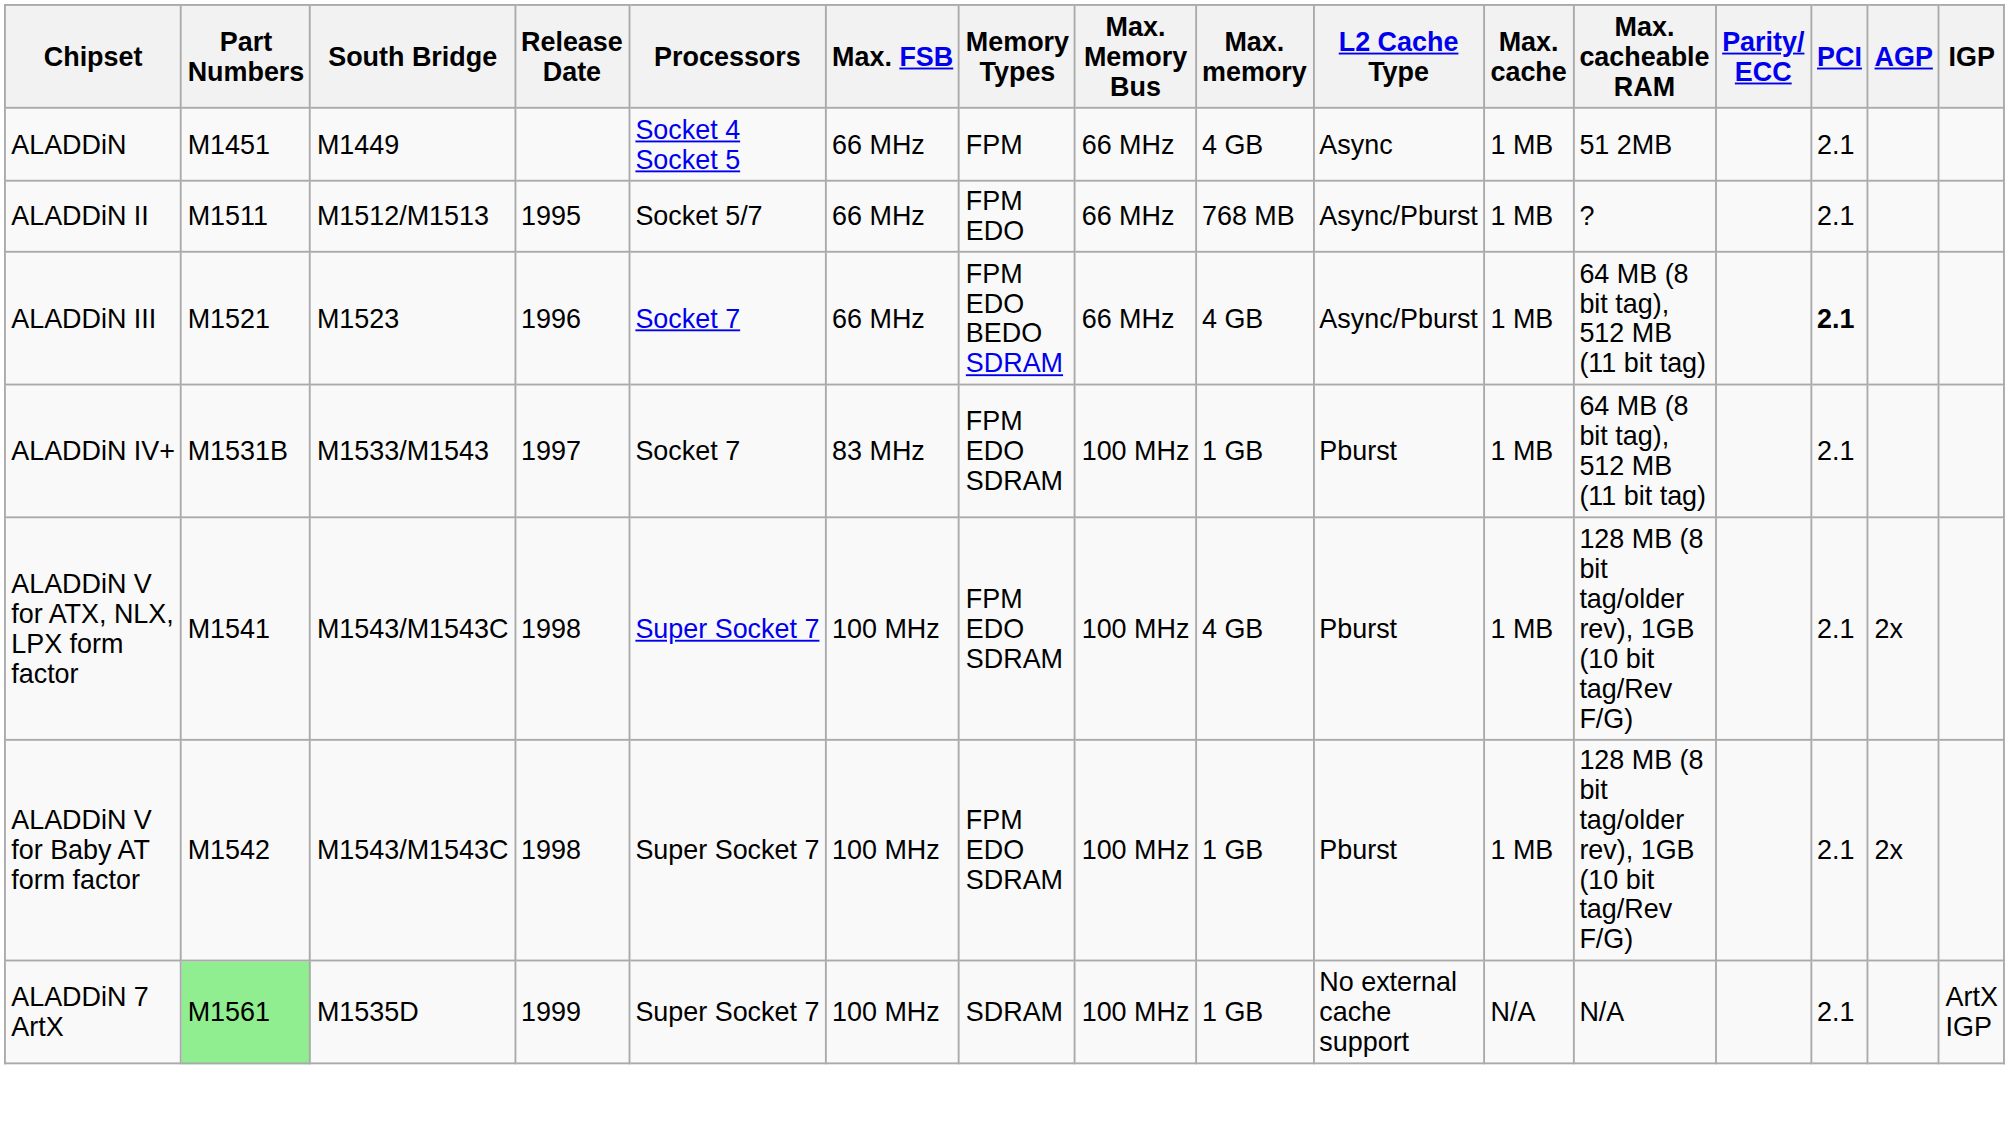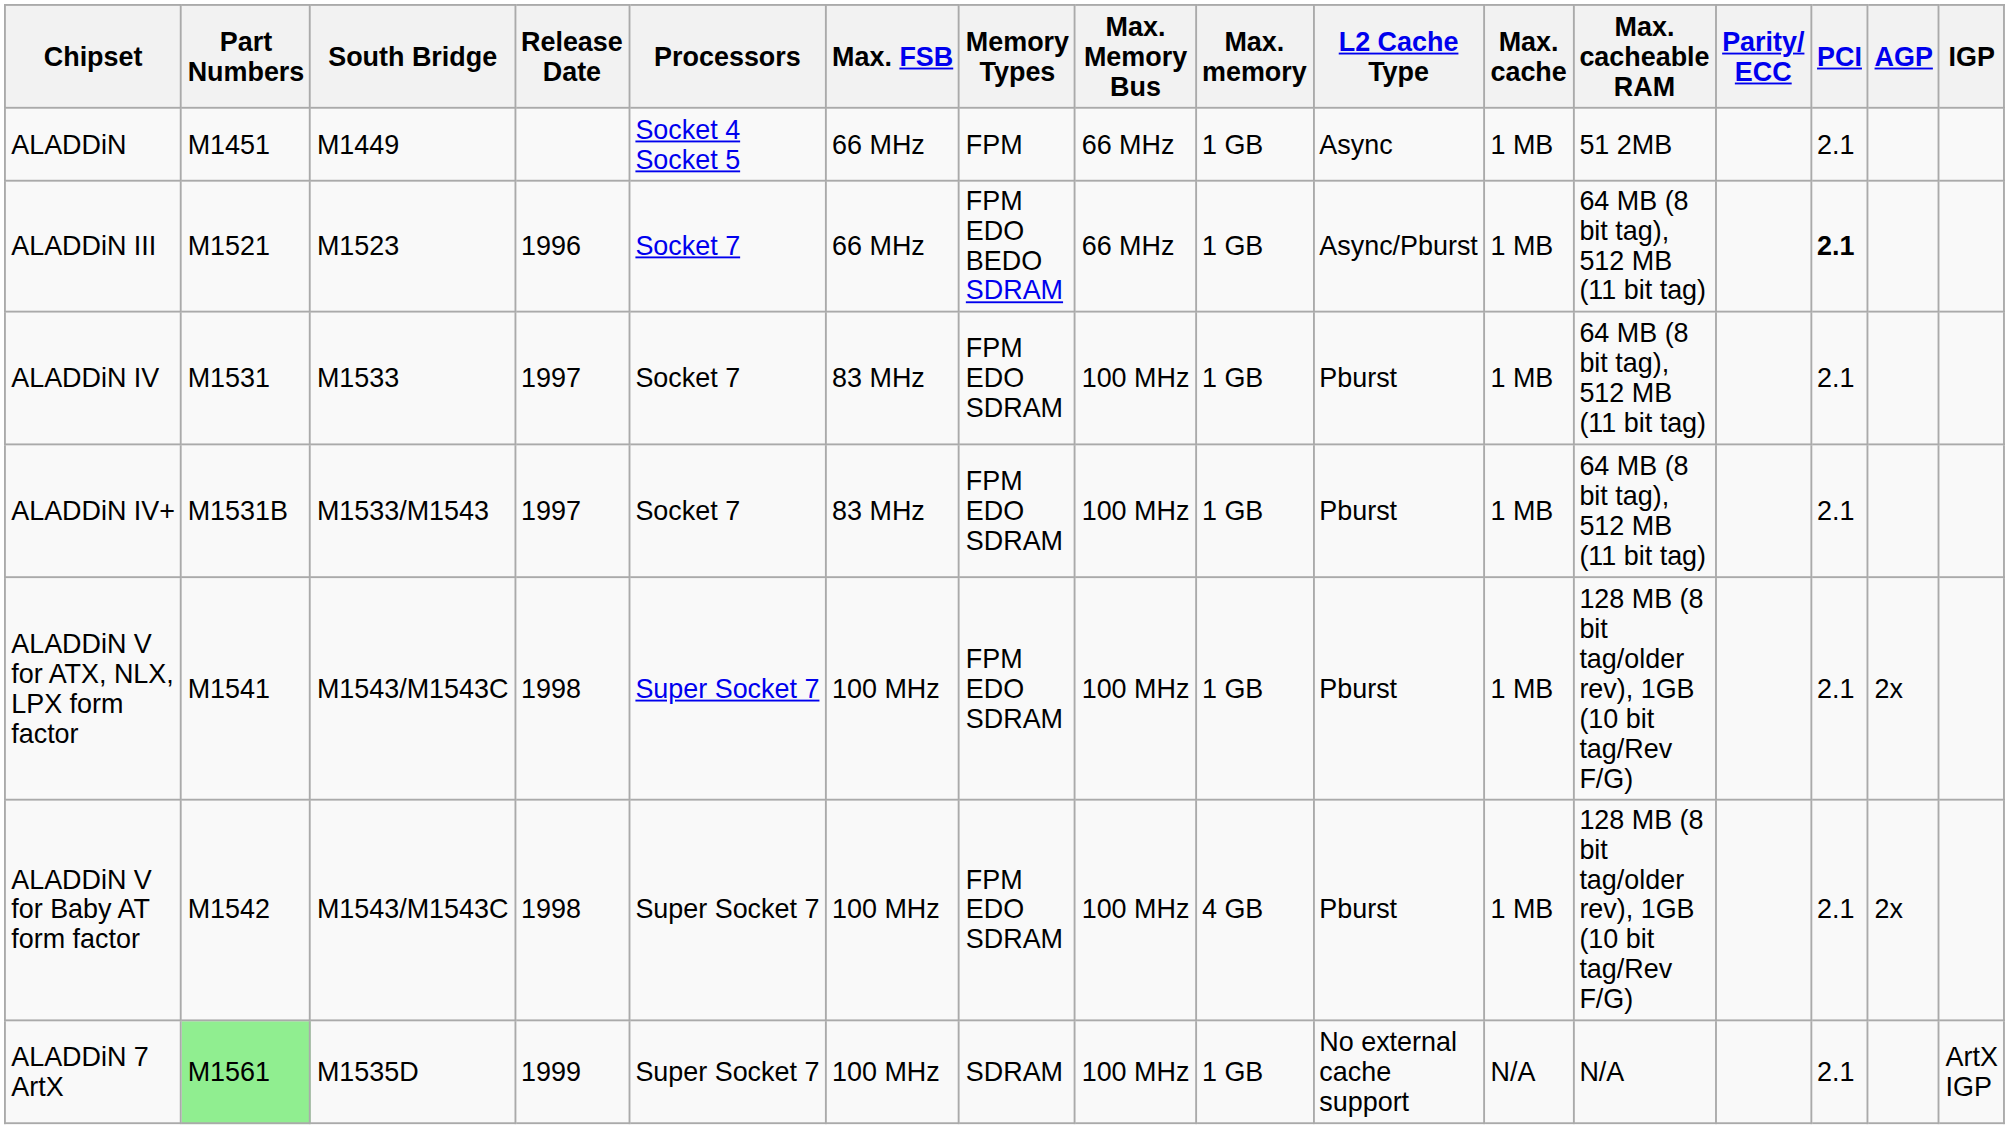(1233, 144) 4 GB -> (1233, 144) 1 GB
- row: (80, 216)
(1233, 319) 4 GB -> (1233, 246) 1 GB
+ row: (85, 379)
(1233, 628) 4 GB -> (1233, 688) 1 GB
(1233, 850) 1 GB -> (1233, 910) 4 GB
